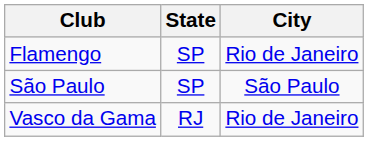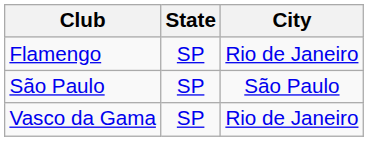(191, 119) RJ -> (191, 119) SP
